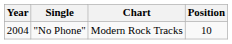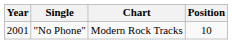(18, 30) 2004 -> (18, 30) 2001
